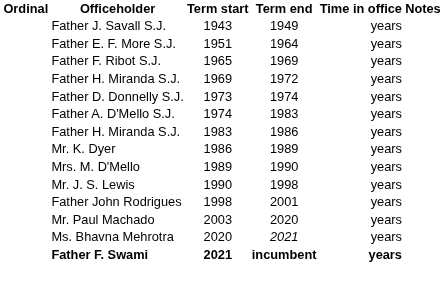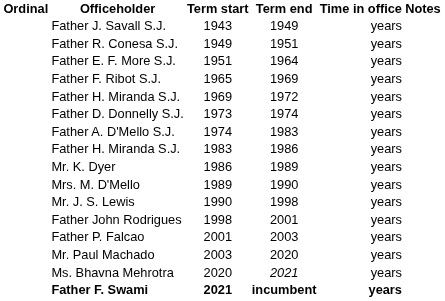+ row: (115, 43)
+ row: (98, 237)
